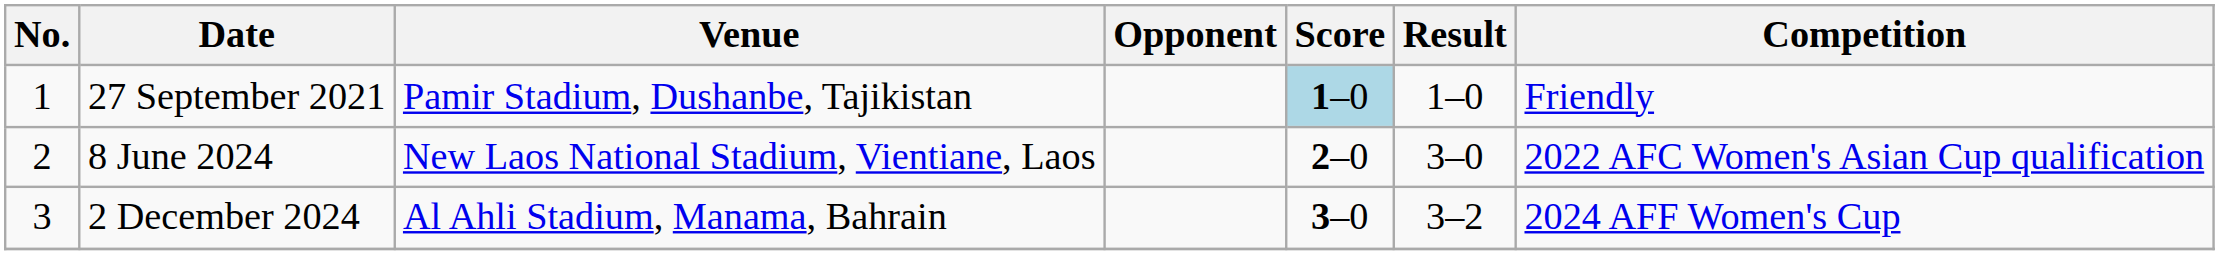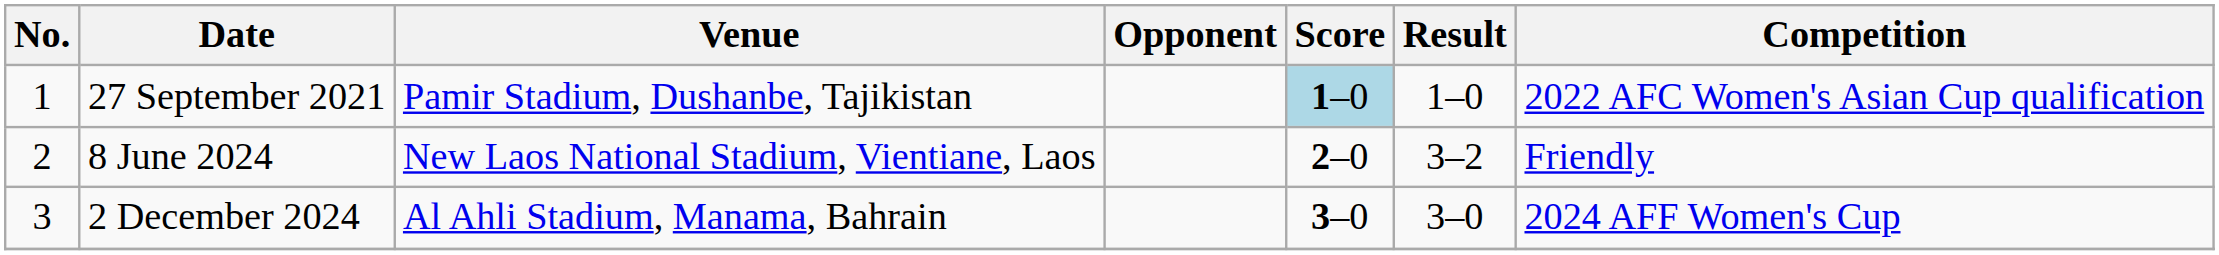(1589, 95) Friendly -> (1864, 95) 2022 AFC Women's Asian Cup qualification
(1455, 156) 3–0 -> (1455, 156) 3–2
(1864, 156) 2022 AFC Women's Asian Cup qualification -> (1589, 156) Friendly
(1455, 216) 3–2 -> (1455, 216) 3–0
